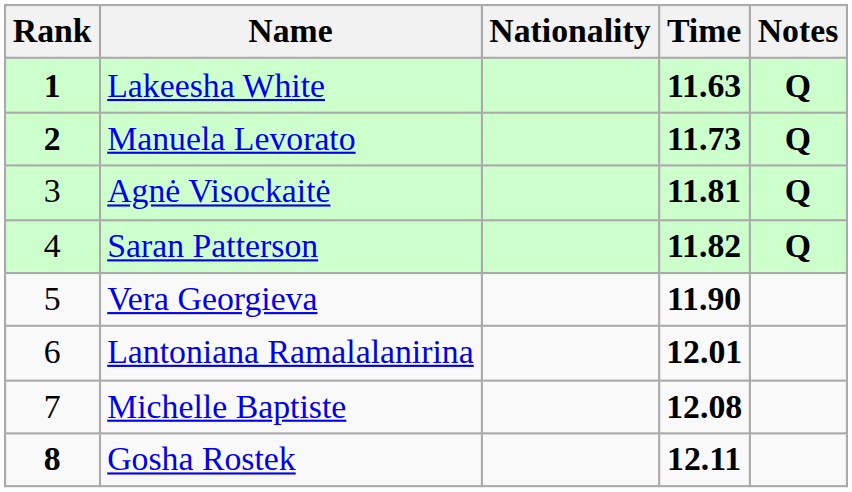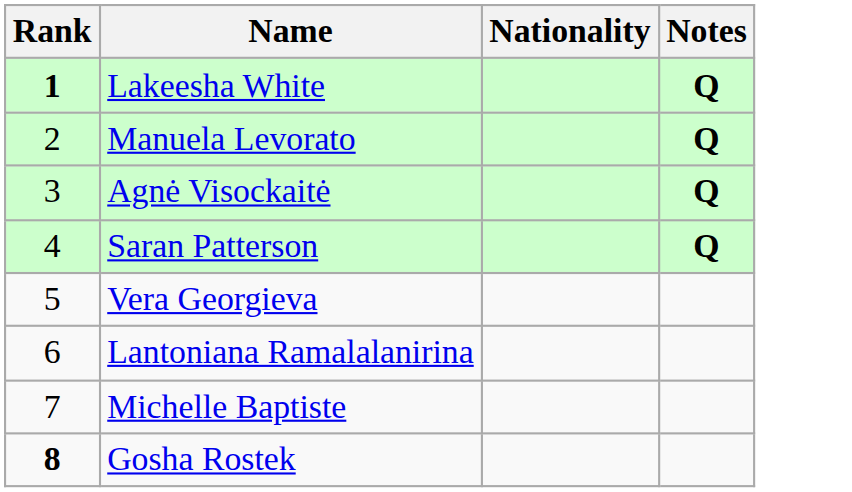- column: (704, 31)
(52, 138) bold -> (52, 138) normal
